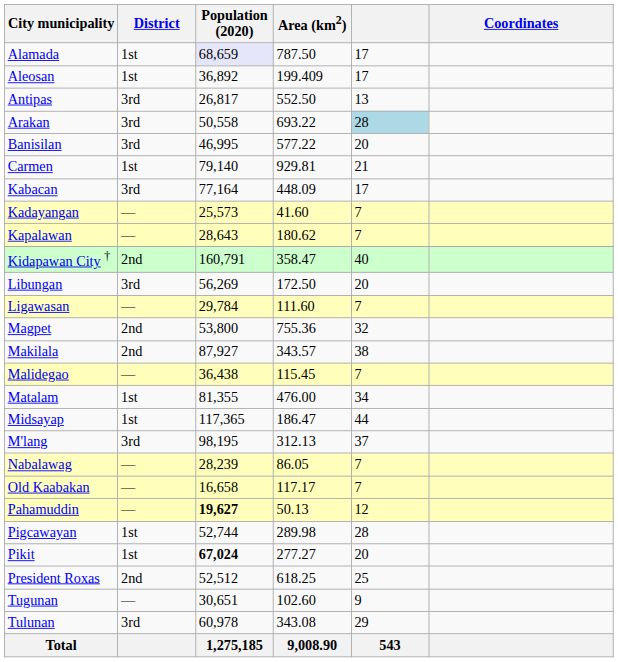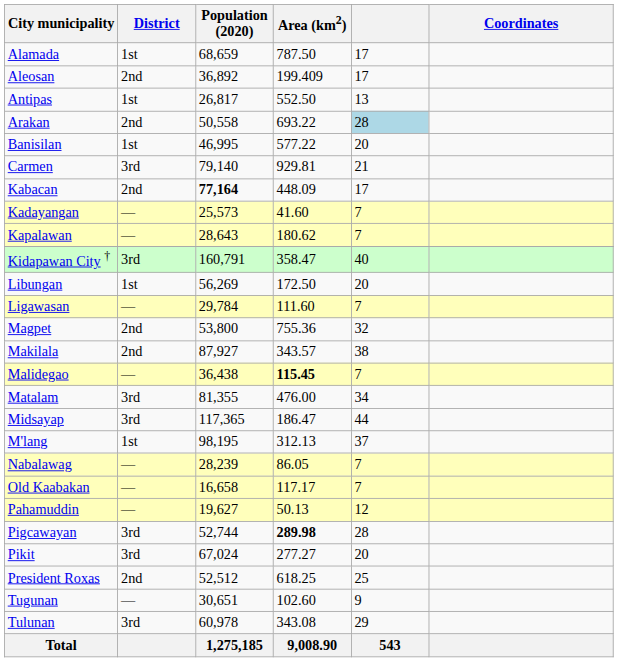(218, 54) lavender background -> (218, 54) no background
(129, 76) 1st -> (132, 76) 2nd
(131, 99) 3rd -> (129, 99) 1st
(131, 122) 3rd -> (132, 122) 2nd
(131, 144) 3rd -> (129, 144) 1st
(129, 167) 1st -> (131, 167) 3rd
(131, 189) 3rd -> (132, 189) 2nd
(218, 189) normal -> (218, 189) bold
(132, 259) 2nd -> (131, 259) 3rd
(131, 284) 3rd -> (129, 284) 1st
(296, 374) normal -> (296, 374) bold
(129, 397) 1st -> (131, 397) 3rd
(129, 419) 1st -> (131, 419) 3rd
(131, 442) 3rd -> (129, 442) 1st
(218, 509) bold -> (218, 509) normal
(129, 532) 1st -> (131, 532) 3rd
(296, 532) normal -> (296, 532) bold
(129, 555) 1st -> (131, 555) 3rd
(218, 555) bold -> (218, 555) normal
